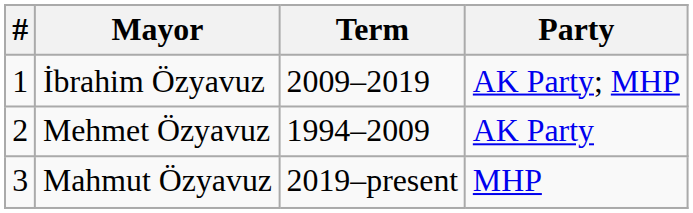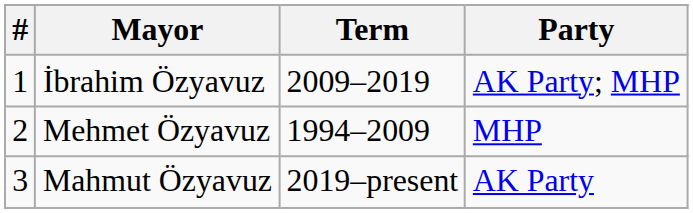(533, 130) AK Party -> (507, 130) MHP
(507, 181) MHP -> (533, 181) AK Party
